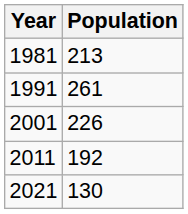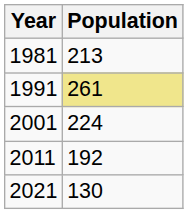(85, 89) no background -> (85, 89) khaki background
(85, 123) 226 -> (85, 123) 224
